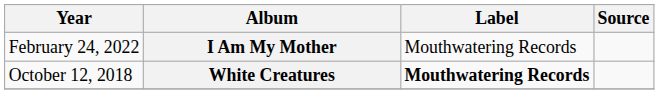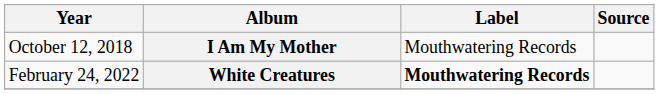(74, 46) February 24, 2022 -> (71, 46) October 12, 2018
(71, 74) October 12, 2018 -> (74, 74) February 24, 2022
